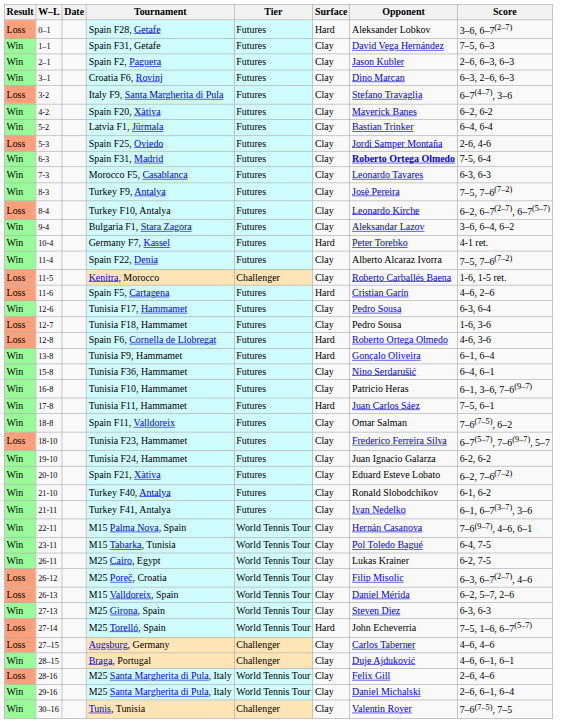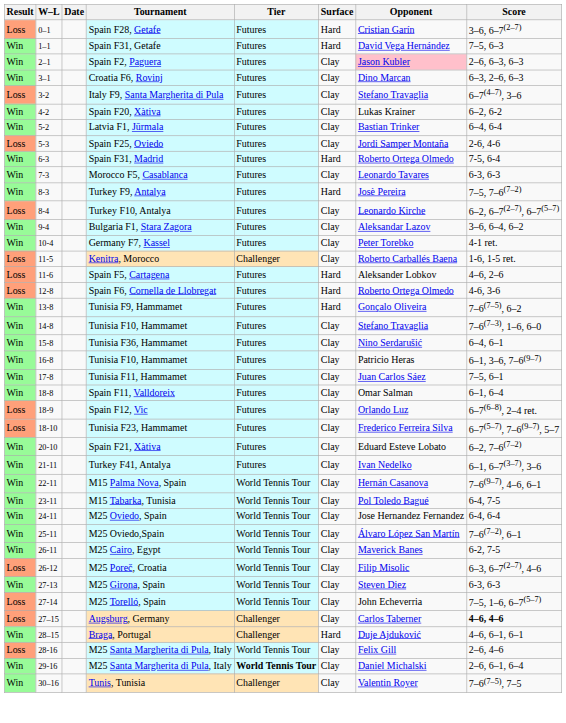(391, 29) Aleksander Lobkov -> (386, 29) Cristian Garín
(324, 46) Clay -> (331, 46) Hard
(378, 62) no background -> (384, 62) pink background
(384, 112) Maverick Banes -> (386, 112) Lukas Krainer
(324, 159) Clay -> (331, 159) Hard
(404, 159) bold -> (406, 159) normal
(324, 192) Clay -> (331, 192) Hard
(325, 243) Hard -> (330, 243) Clay
- row: (46, 261)
(380, 293) Cristian Garín -> (397, 274) Aleksander Lobkov
- row: (46, 309)
- row: (46, 325)
(477, 356) 6–1, 6–4 -> (495, 307) 7–6(7–5), 6–2
+ row: (46, 326)
(325, 406) Hard -> (330, 377) Clay
(486, 423) 7–6(7–5), 6–2 -> (486, 392) 6–1, 6–4
+ row: (46, 410)
- row: (48, 459)
- row: (48, 493)
+ row: (48, 517)
+ row: (48, 534)
(381, 561) Lukas Krainer -> (390, 550) Maverick Banes
- row: (48, 595)
(325, 628) Hard -> (330, 601) Clay
(477, 645) normal -> (486, 618) bold
(324, 660) Clay -> (331, 634) Hard
(273, 692) normal -> (276, 666) bold
